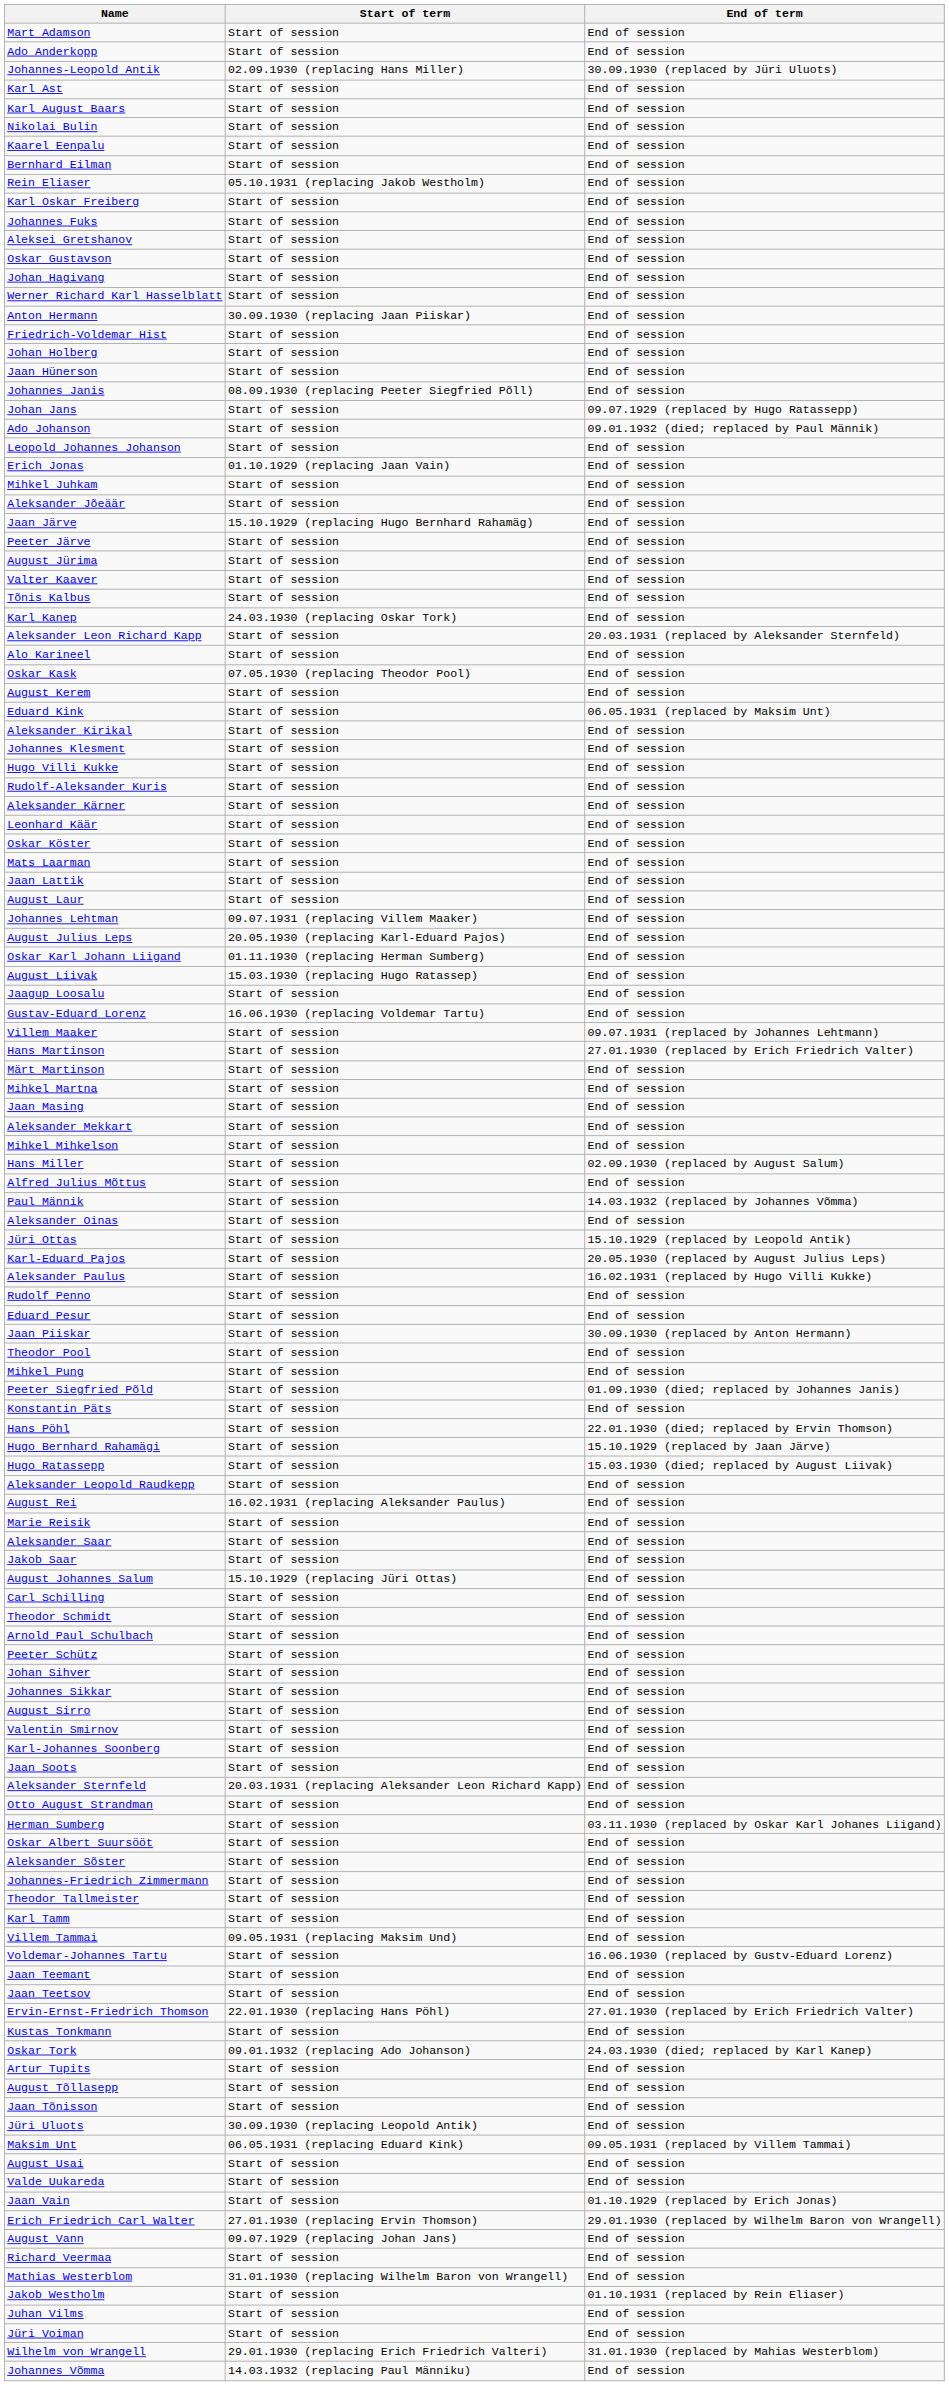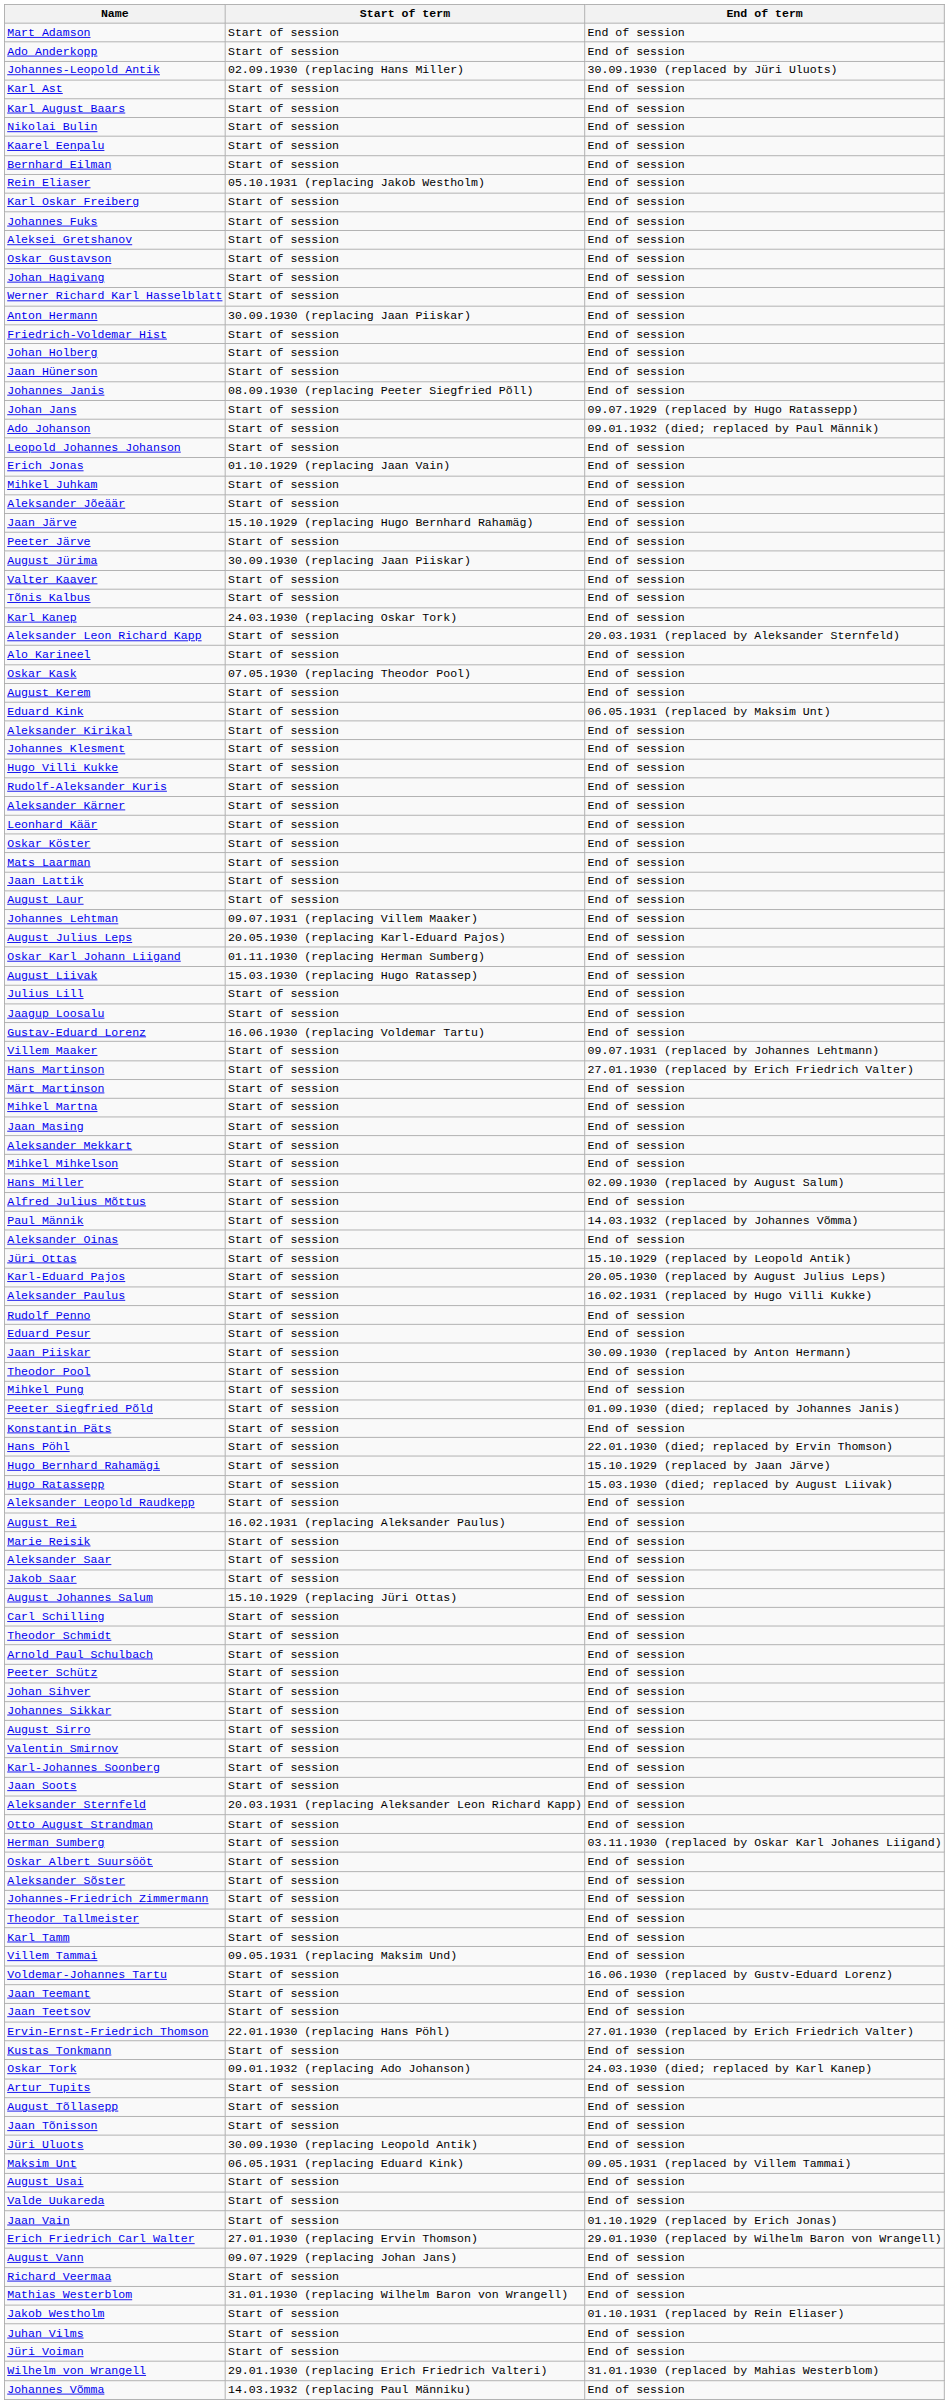(283, 561) Start of session -> (349, 561) 30.09.1930 (replacing Jaan Piiskar)
+ row: (45, 994)
